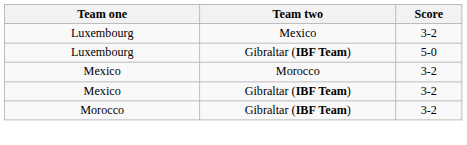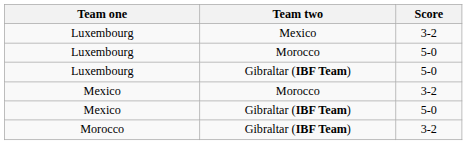+ row: (102, 52)
(429, 91) 3-2 -> (429, 110) 5-0
